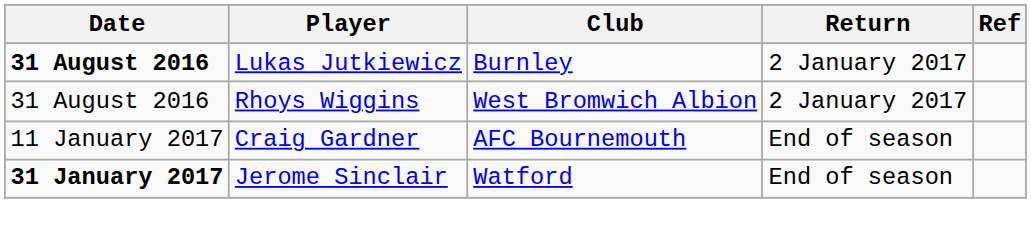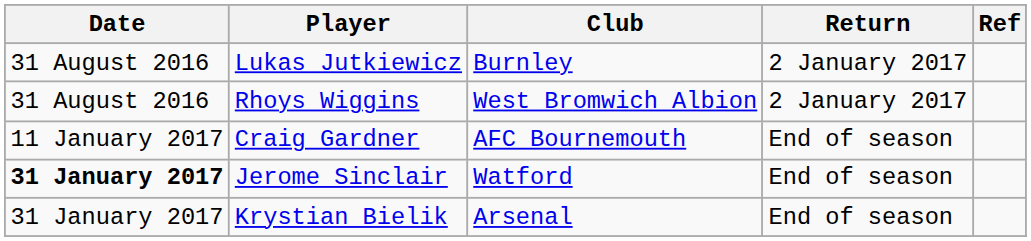(110, 63) bold -> (110, 63) normal
+ row: (341, 217)
